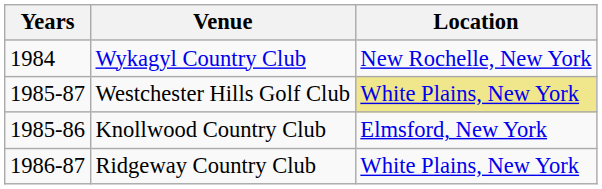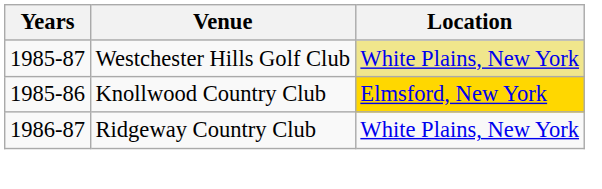- row: (201, 58)
(454, 129) no background -> (454, 93) gold background
